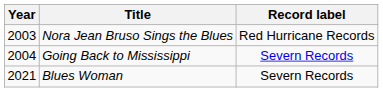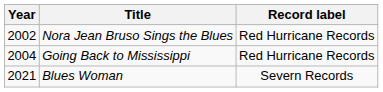(22, 35) 2003 -> (22, 35) 2002
(307, 55) Severn Records -> (307, 55) Red Hurricane Records
